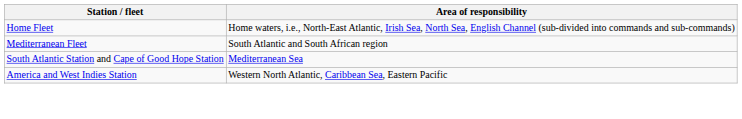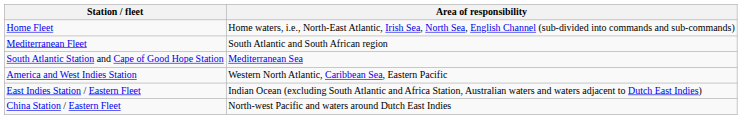+ row: (74, 91)
+ row: (64, 106)
